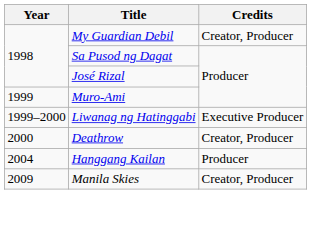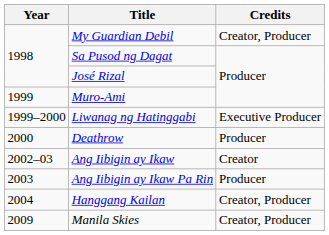(247, 138) Creator, Producer -> (243, 138) Producer
+ row: (123, 158)
+ row: (142, 179)
(225, 158) Producer -> (265, 199) Creator, Producer
